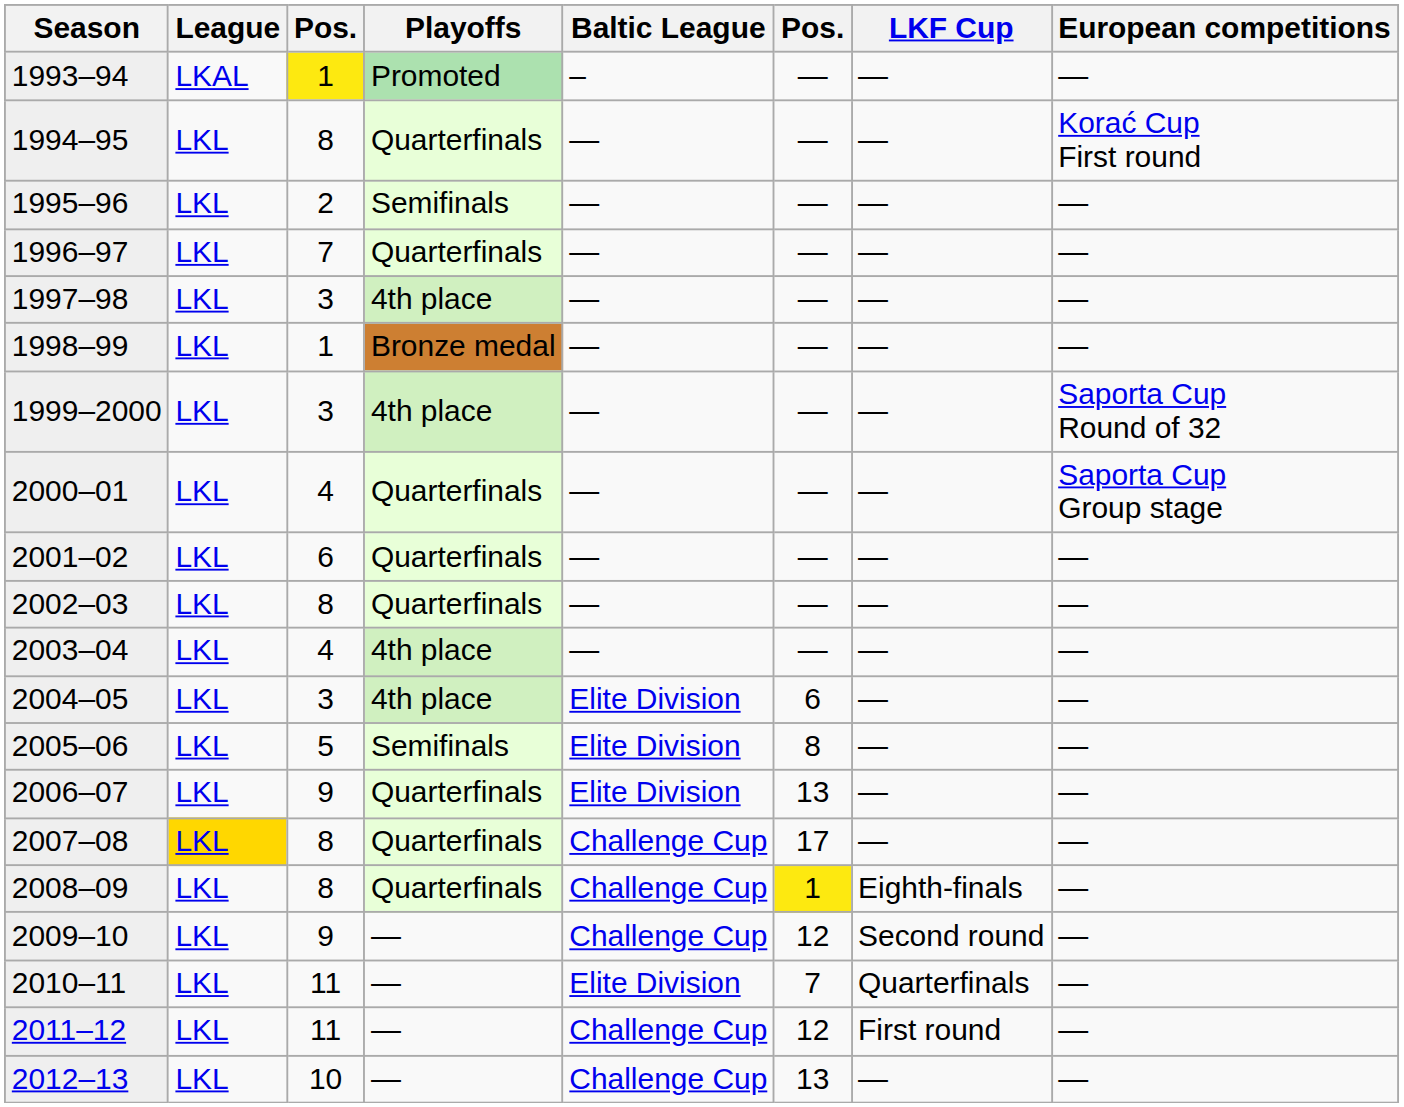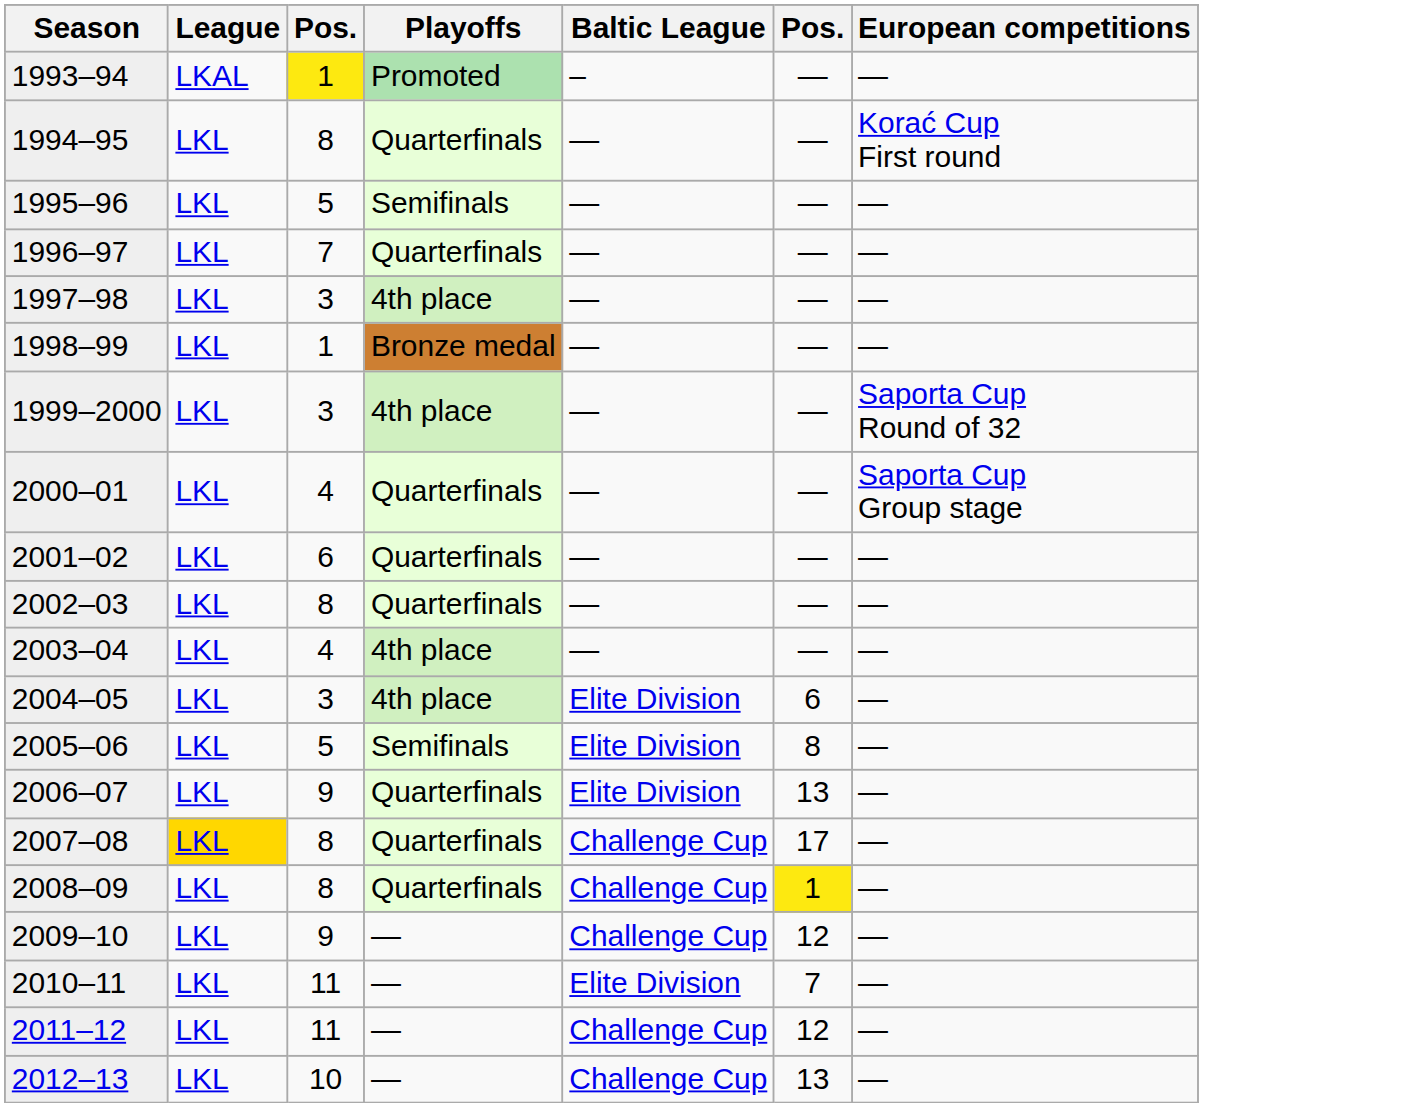- column: (951, 28)
(326, 204) 2 -> (326, 204) 5
